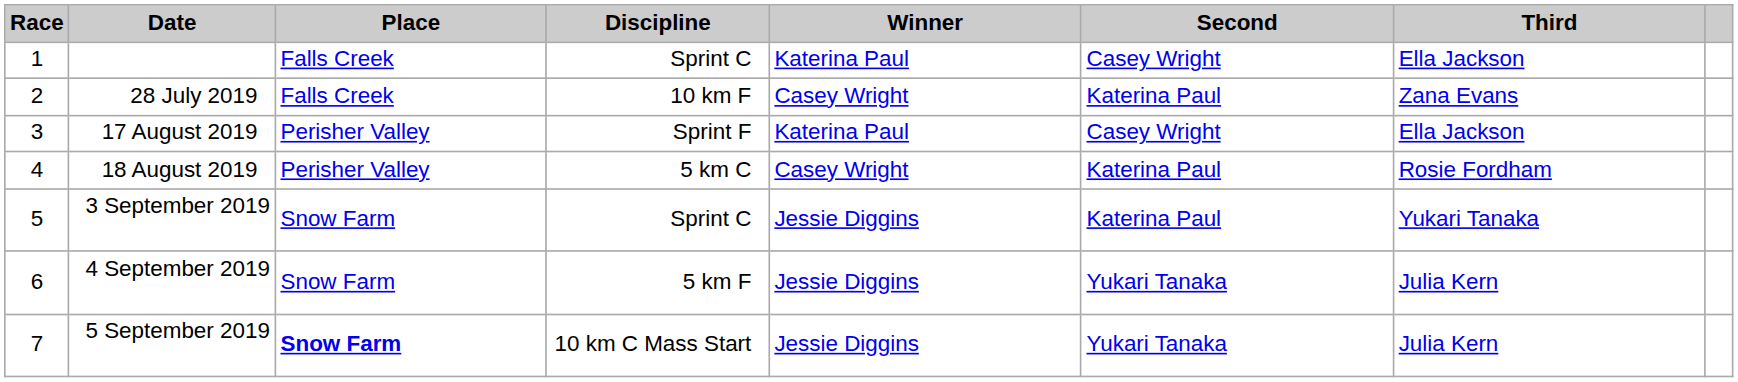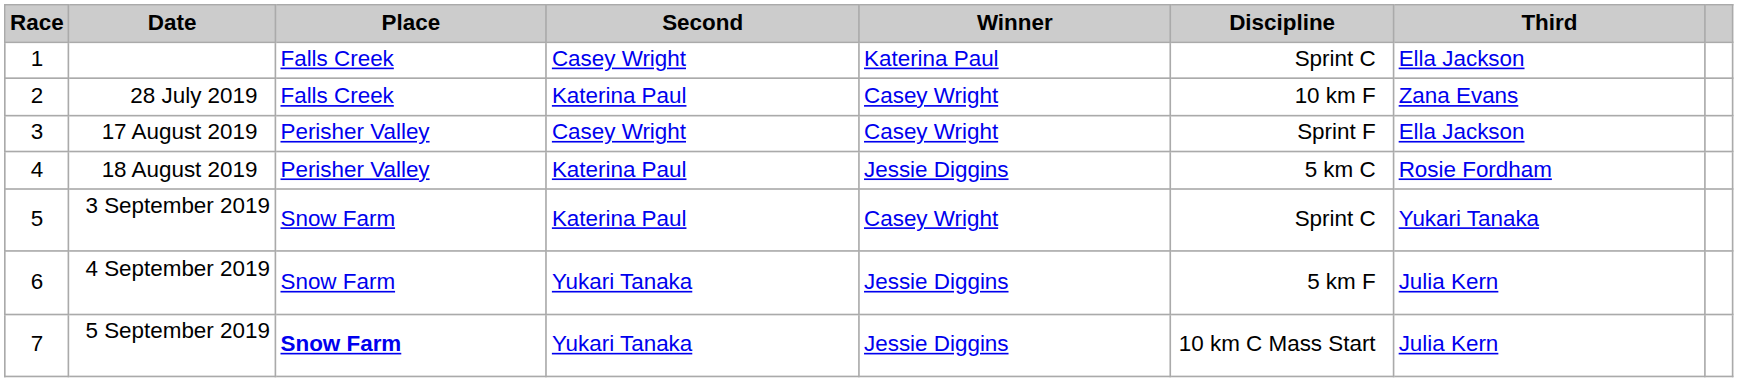columns swapped: (658, 22) <-> (1237, 22)
(842, 132) Katerina Paul -> (931, 132) Casey Wright
(841, 169) Casey Wright -> (936, 169) Jessie Diggins
(847, 219) Jessie Diggins -> (931, 219) Casey Wright
